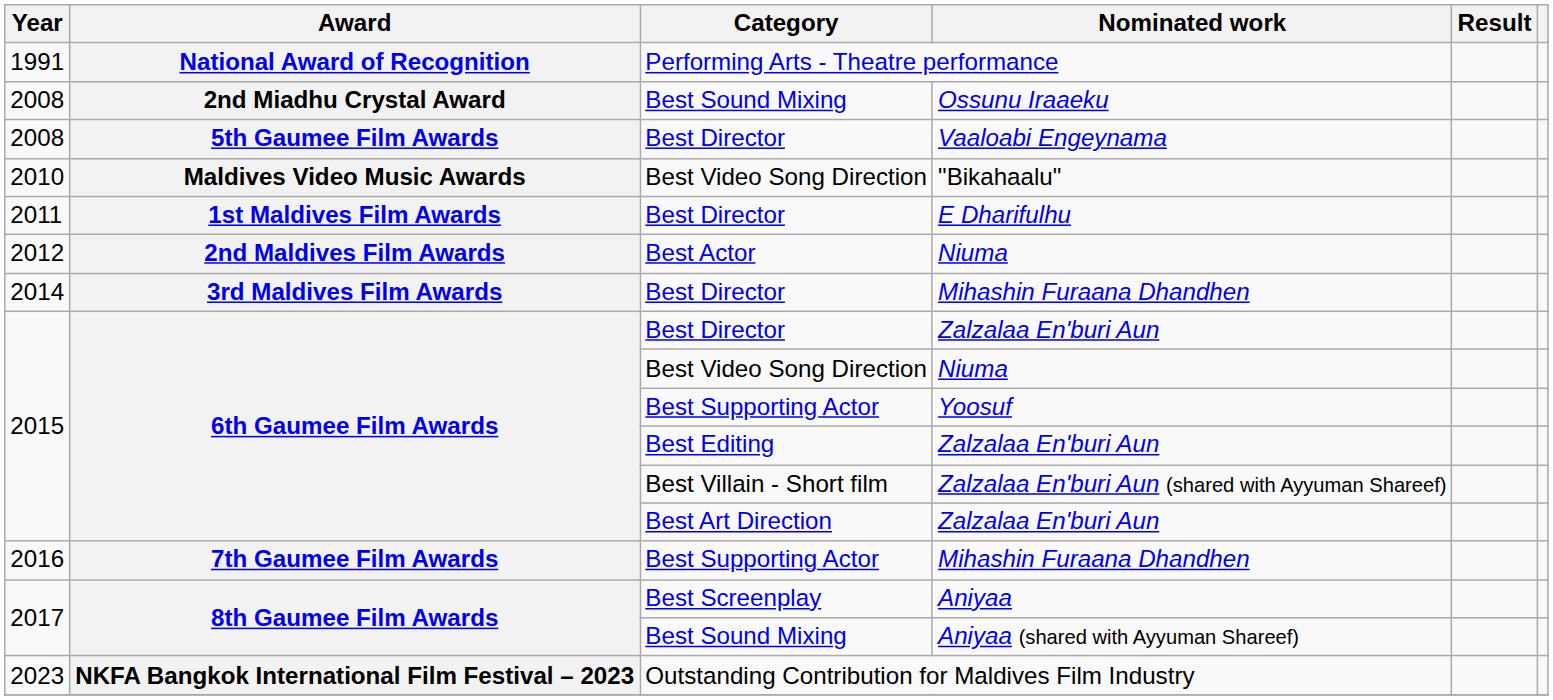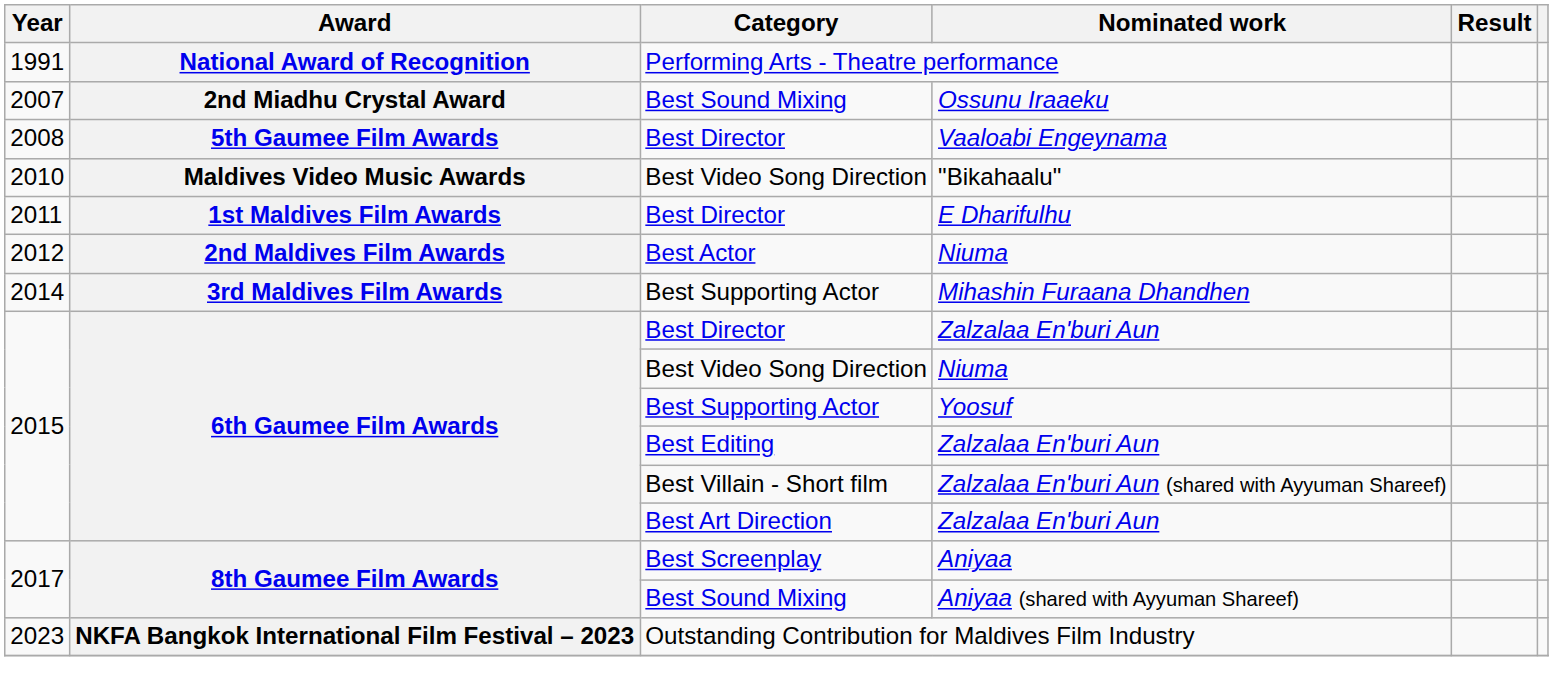(37, 100) 2008 -> (37, 100) 2007
(715, 291) Best Director -> (762, 291) Best Supporting Actor
- row: (355, 560)
